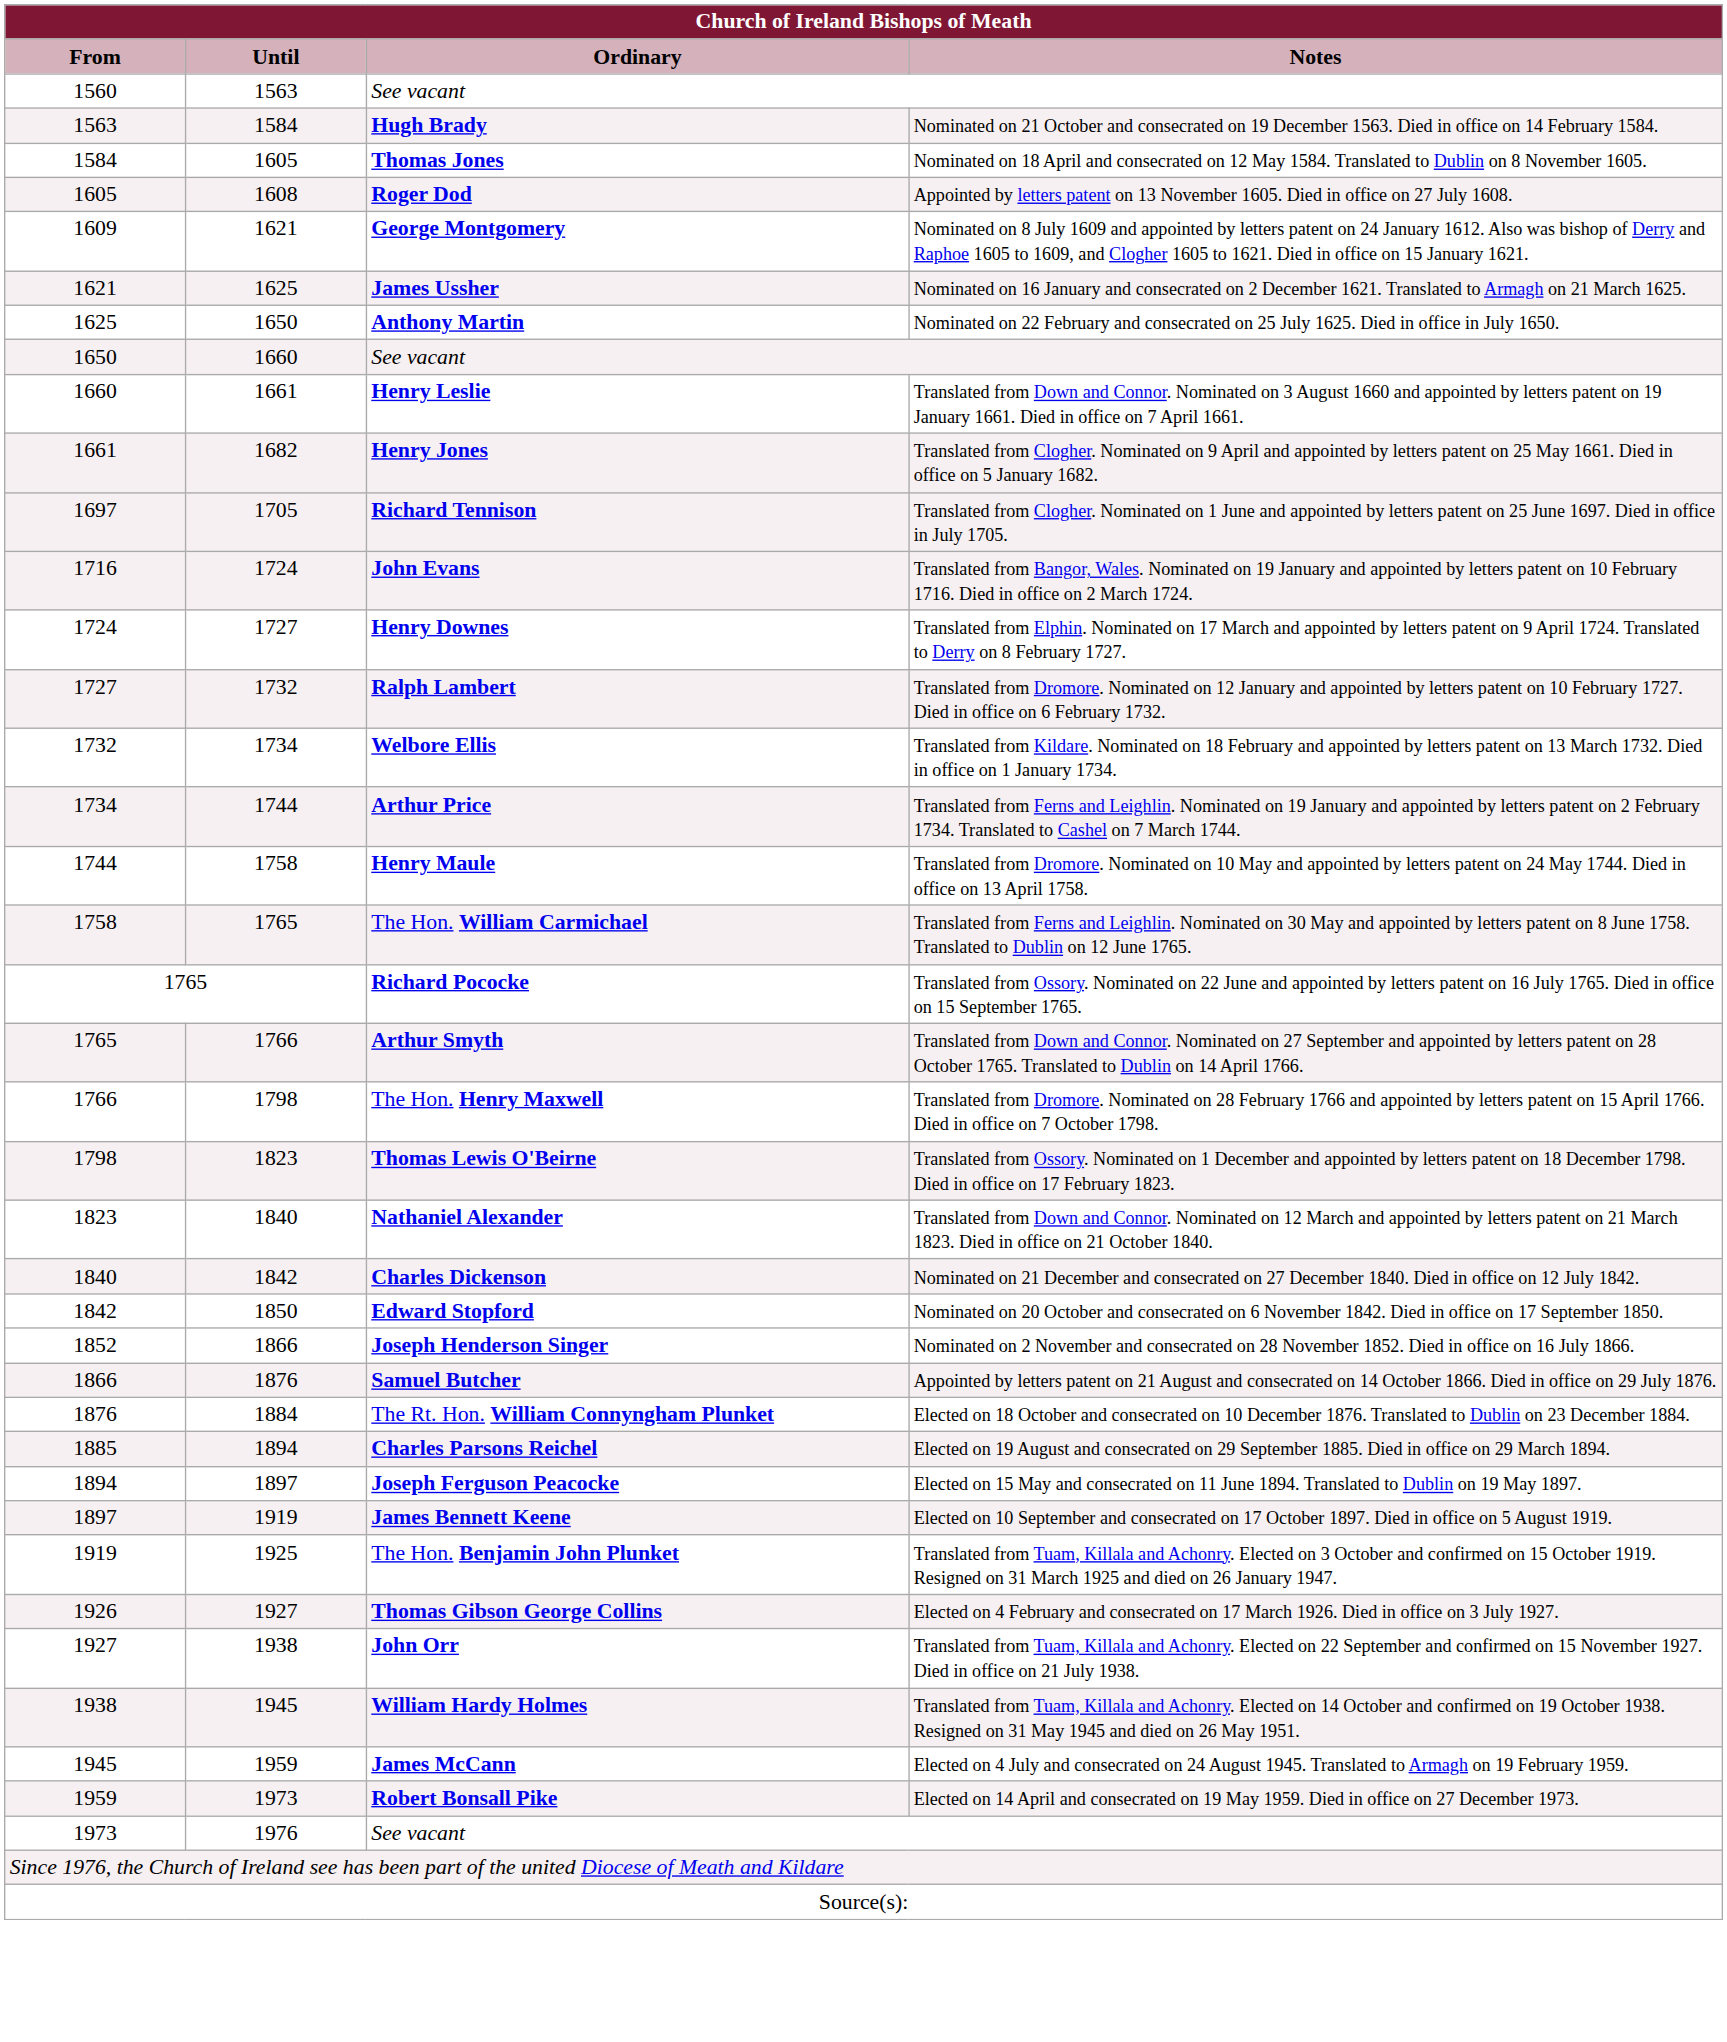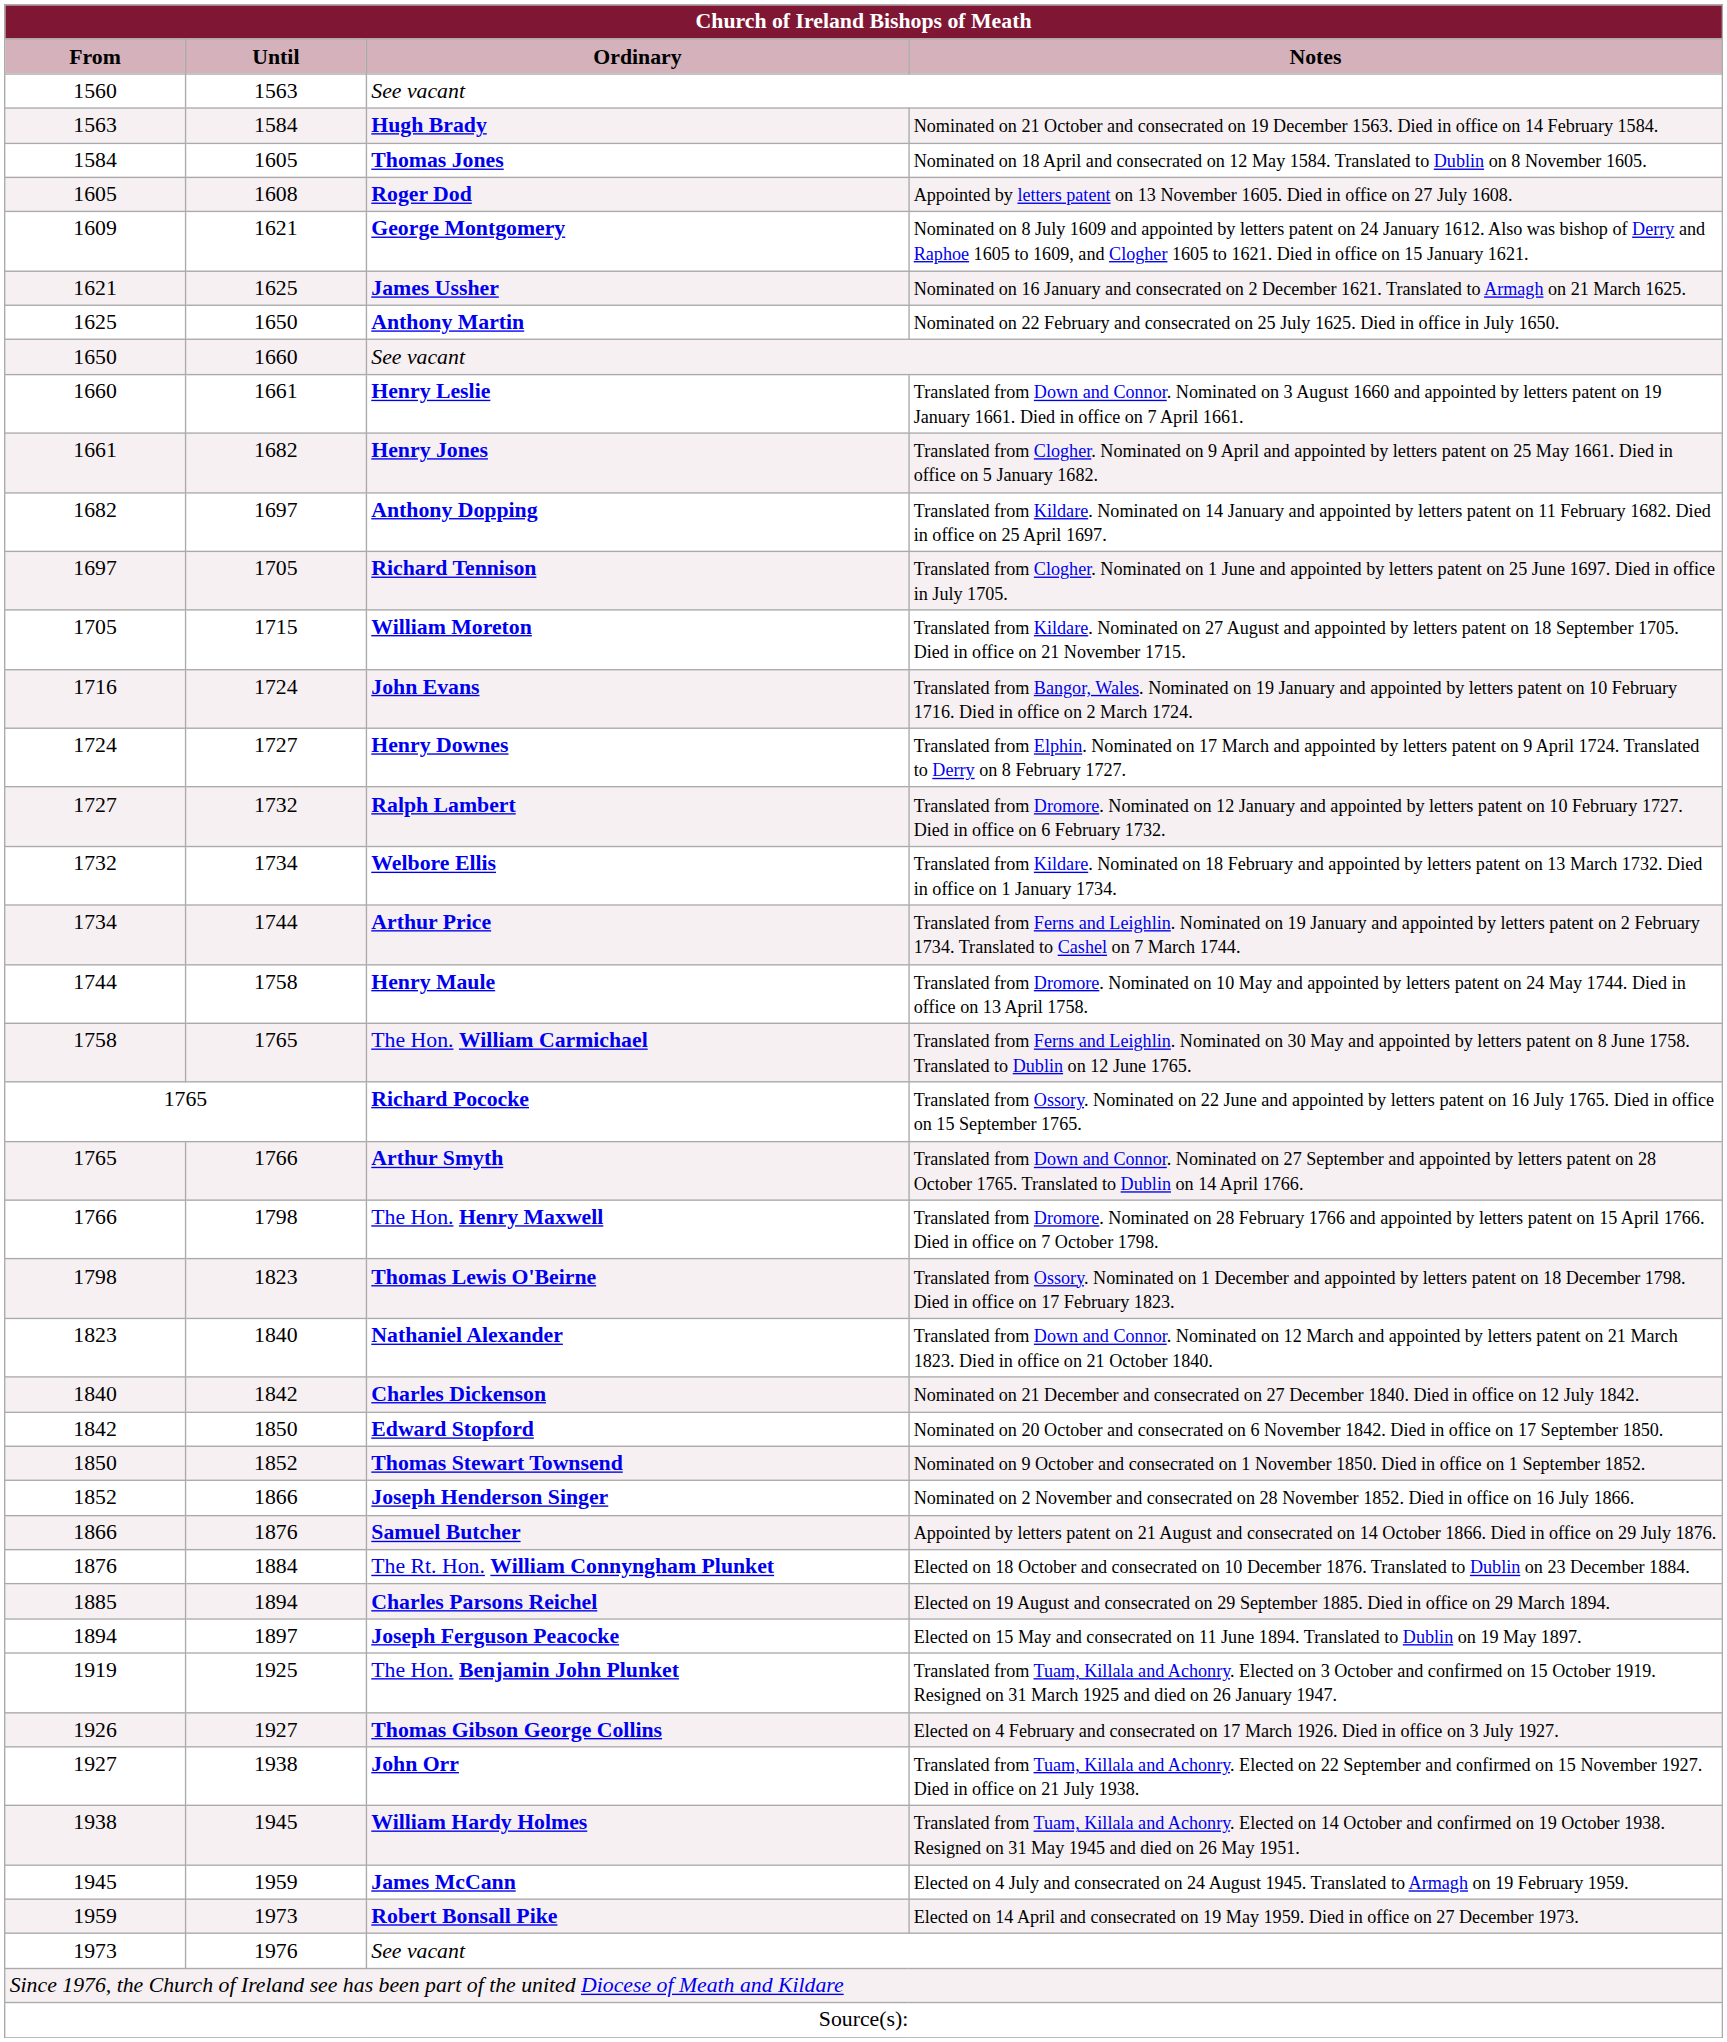+ row: (95, 509)
+ row: (95, 627)
+ row: (95, 1463)
- row: (95, 1517)
